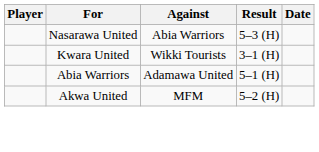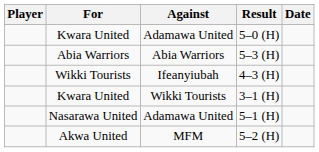+ row: (259, 34)
(93, 34) Nasarawa United -> (93, 55) Abia Warriors
+ row: (259, 75)
(93, 75) Abia Warriors -> (93, 116) Nasarawa United
